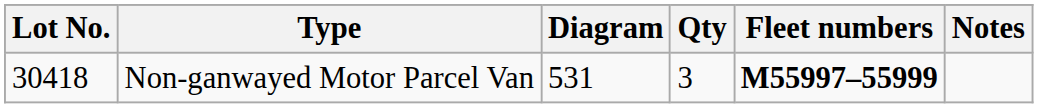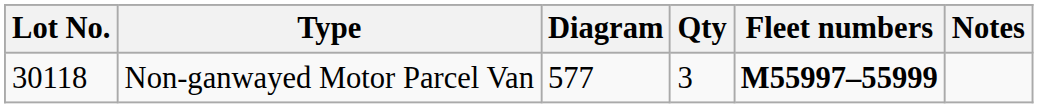(50, 77) 30418 -> (50, 77) 30118
(571, 77) 531 -> (571, 77) 577
